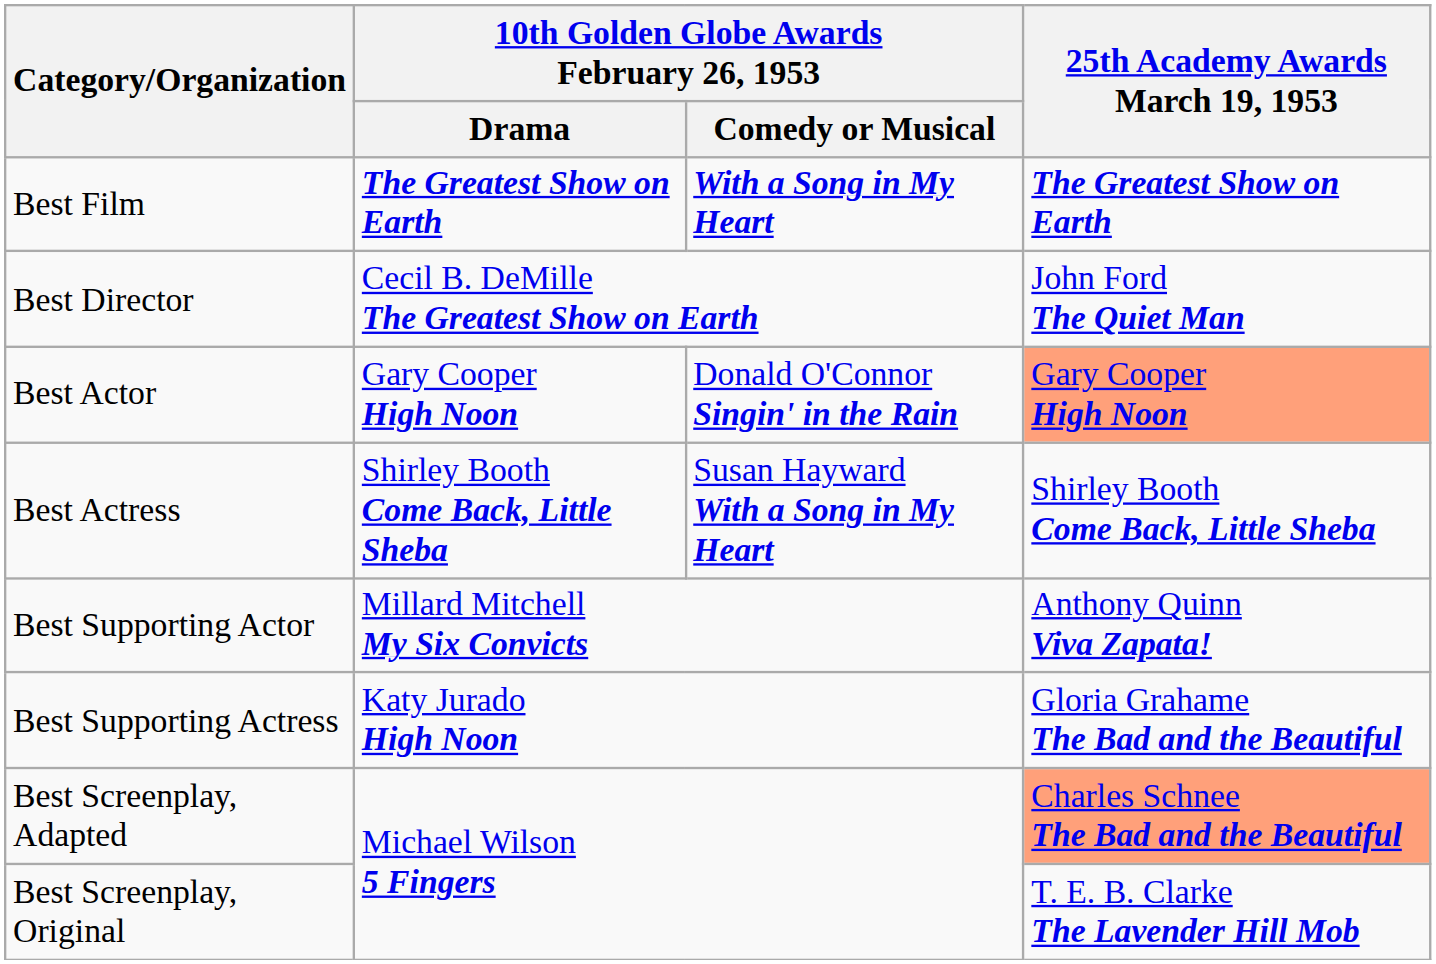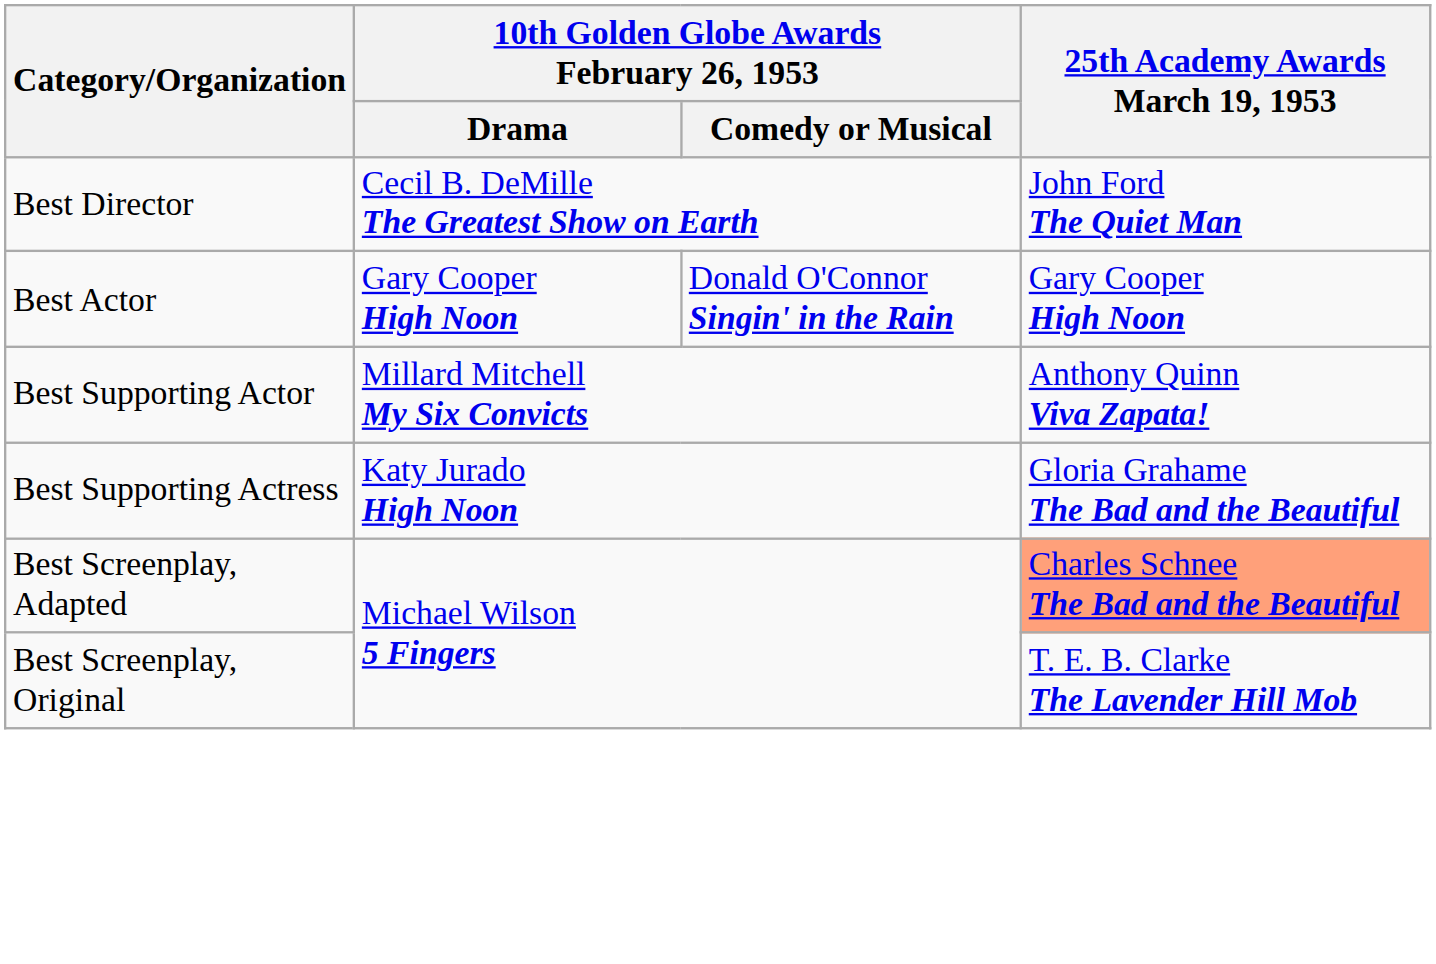- row: (79, 203)
(1119, 394) lightsalmon background -> (1116, 298) no background
- row: (97, 509)
